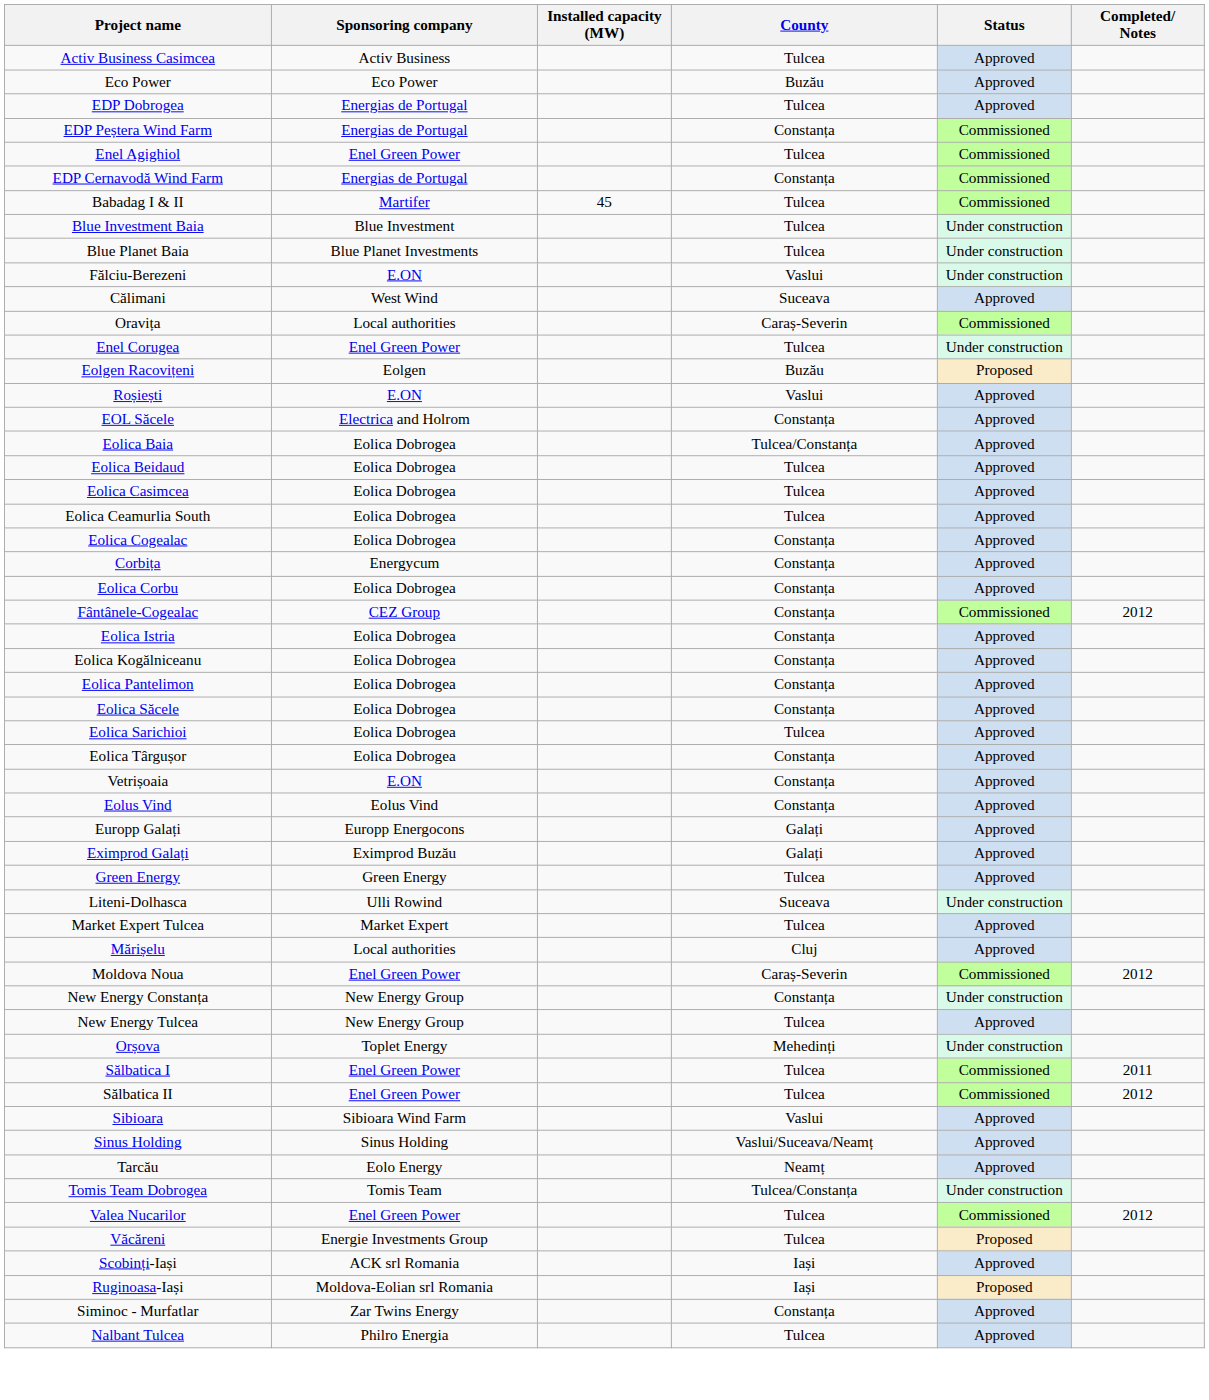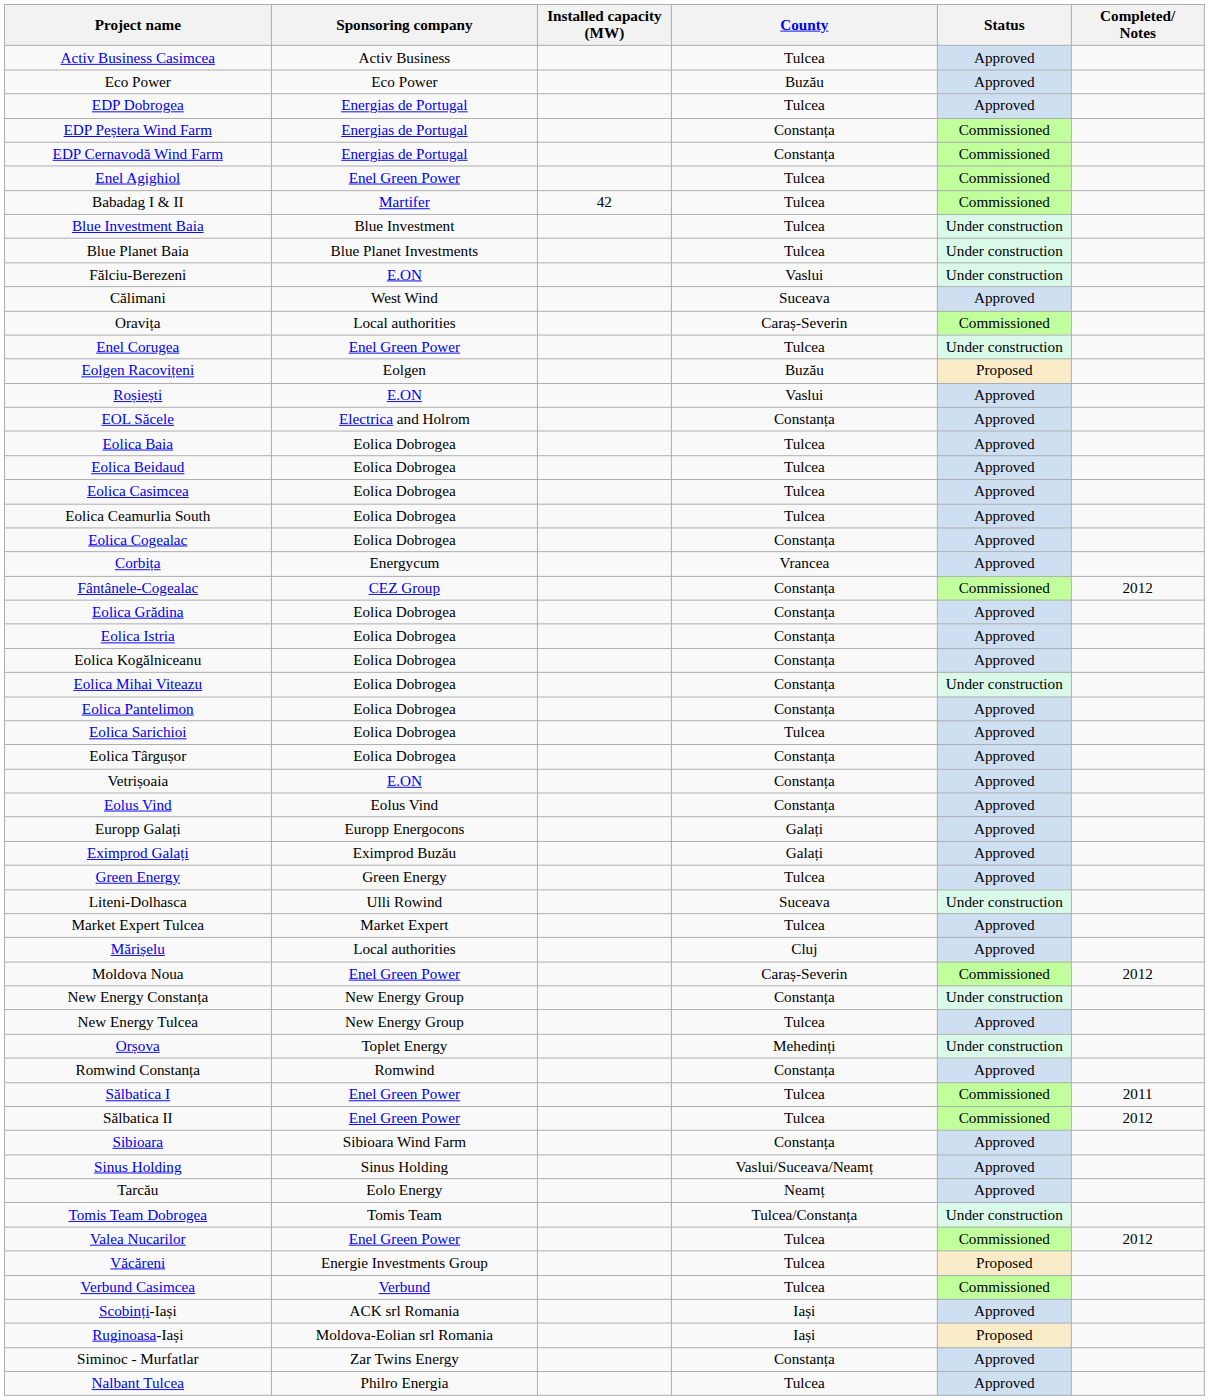rows swapped: (138, 178) <-> (138, 154)
(604, 202) 45 -> (604, 202) 42
(804, 443) Tulcea/Constanța -> (804, 443) Tulcea
(804, 563) Constanța -> (804, 563) Vrancea
- row: (138, 588)
+ row: (138, 612)
+ row: (138, 684)
- row: (138, 708)
+ row: (138, 1070)
(804, 1118) Vaslui -> (804, 1142) Constanța
+ row: (138, 1287)
